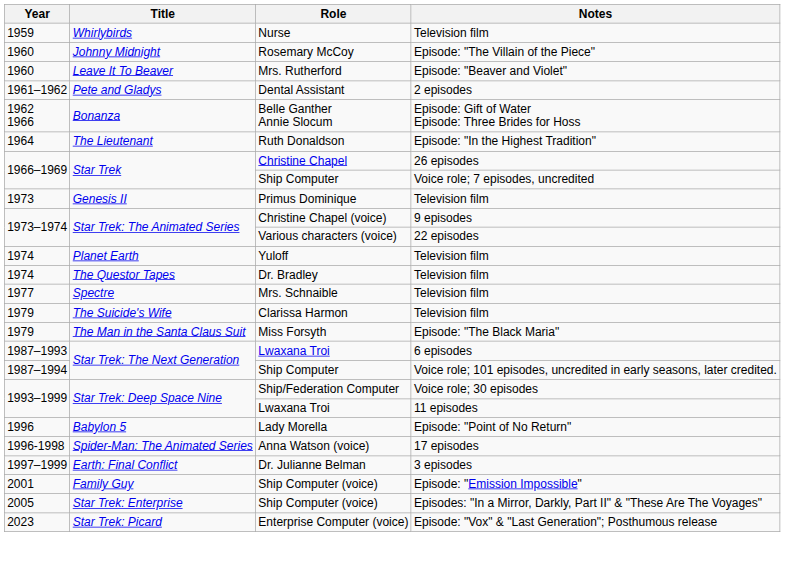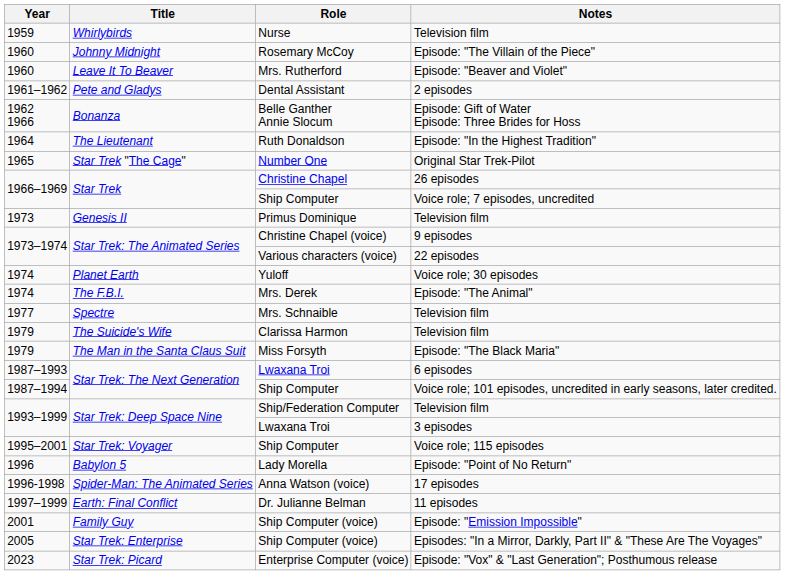+ row: (129, 160)
(451, 255) Television film -> (476, 274) Voice role; 30 episodes
+ row: (98, 293)
- row: (124, 274)
(476, 389) Voice role; 30 episodes -> (451, 408) Television film
(446, 408) 11 episodes -> (443, 427) 3 episodes
+ row: (122, 446)
(443, 465) 3 episodes -> (446, 503) 11 episodes
